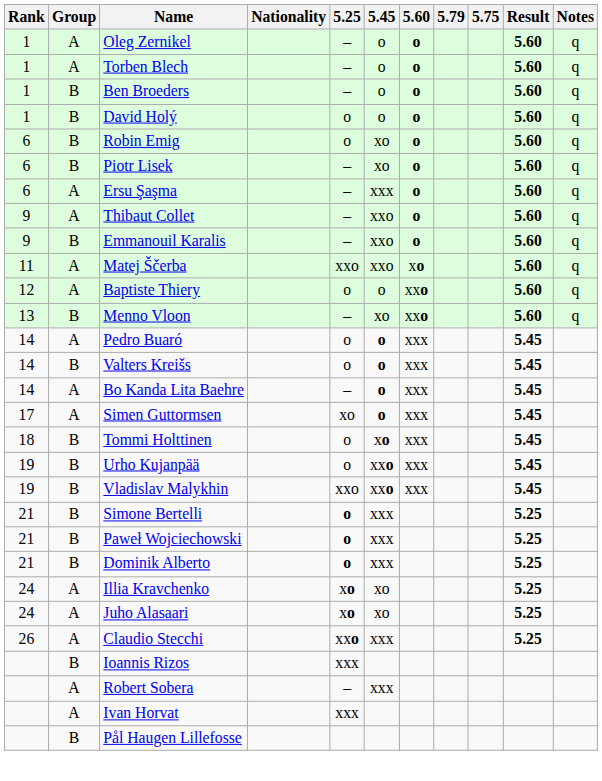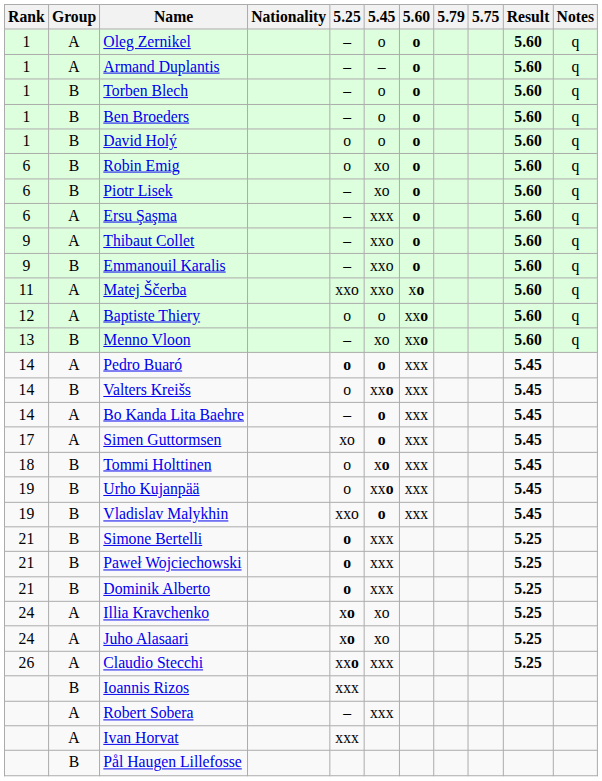+ row: (161, 66)
(74, 66) A -> (74, 91) B
(347, 340) normal -> (347, 365) bold
(382, 365) o -> (382, 389) xxo
(382, 489) xxo -> (382, 514) o
